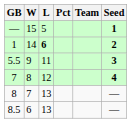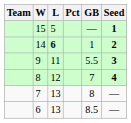columns swapped: (87, 12) <-> (14, 12)
